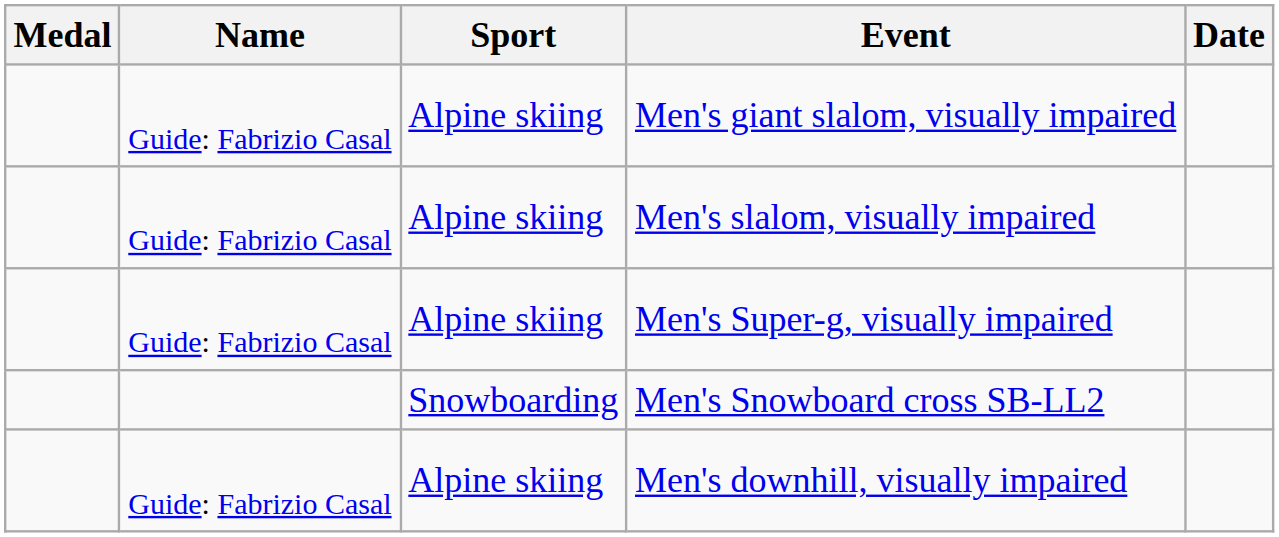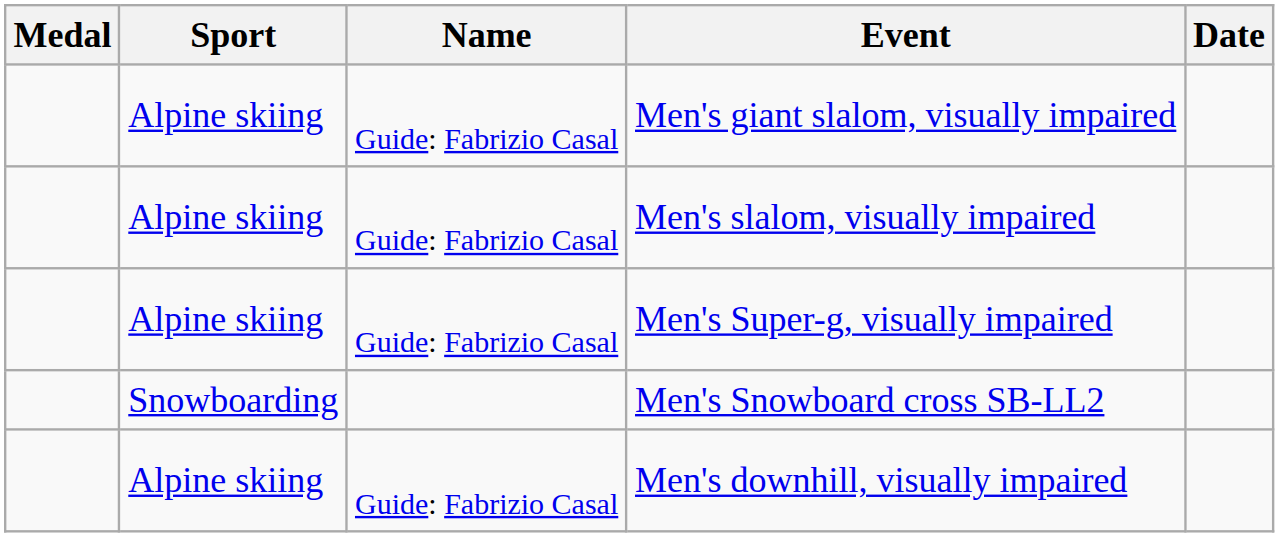columns swapped: (260, 34) <-> (513, 34)
